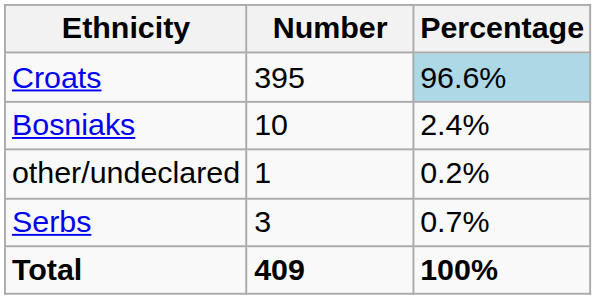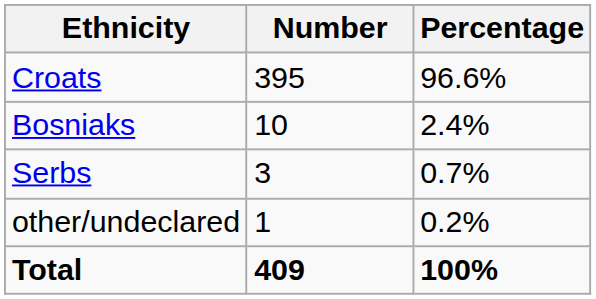(463, 76) lightblue background -> (463, 76) no background
rows swapped: (52, 221) <-> (126, 173)
